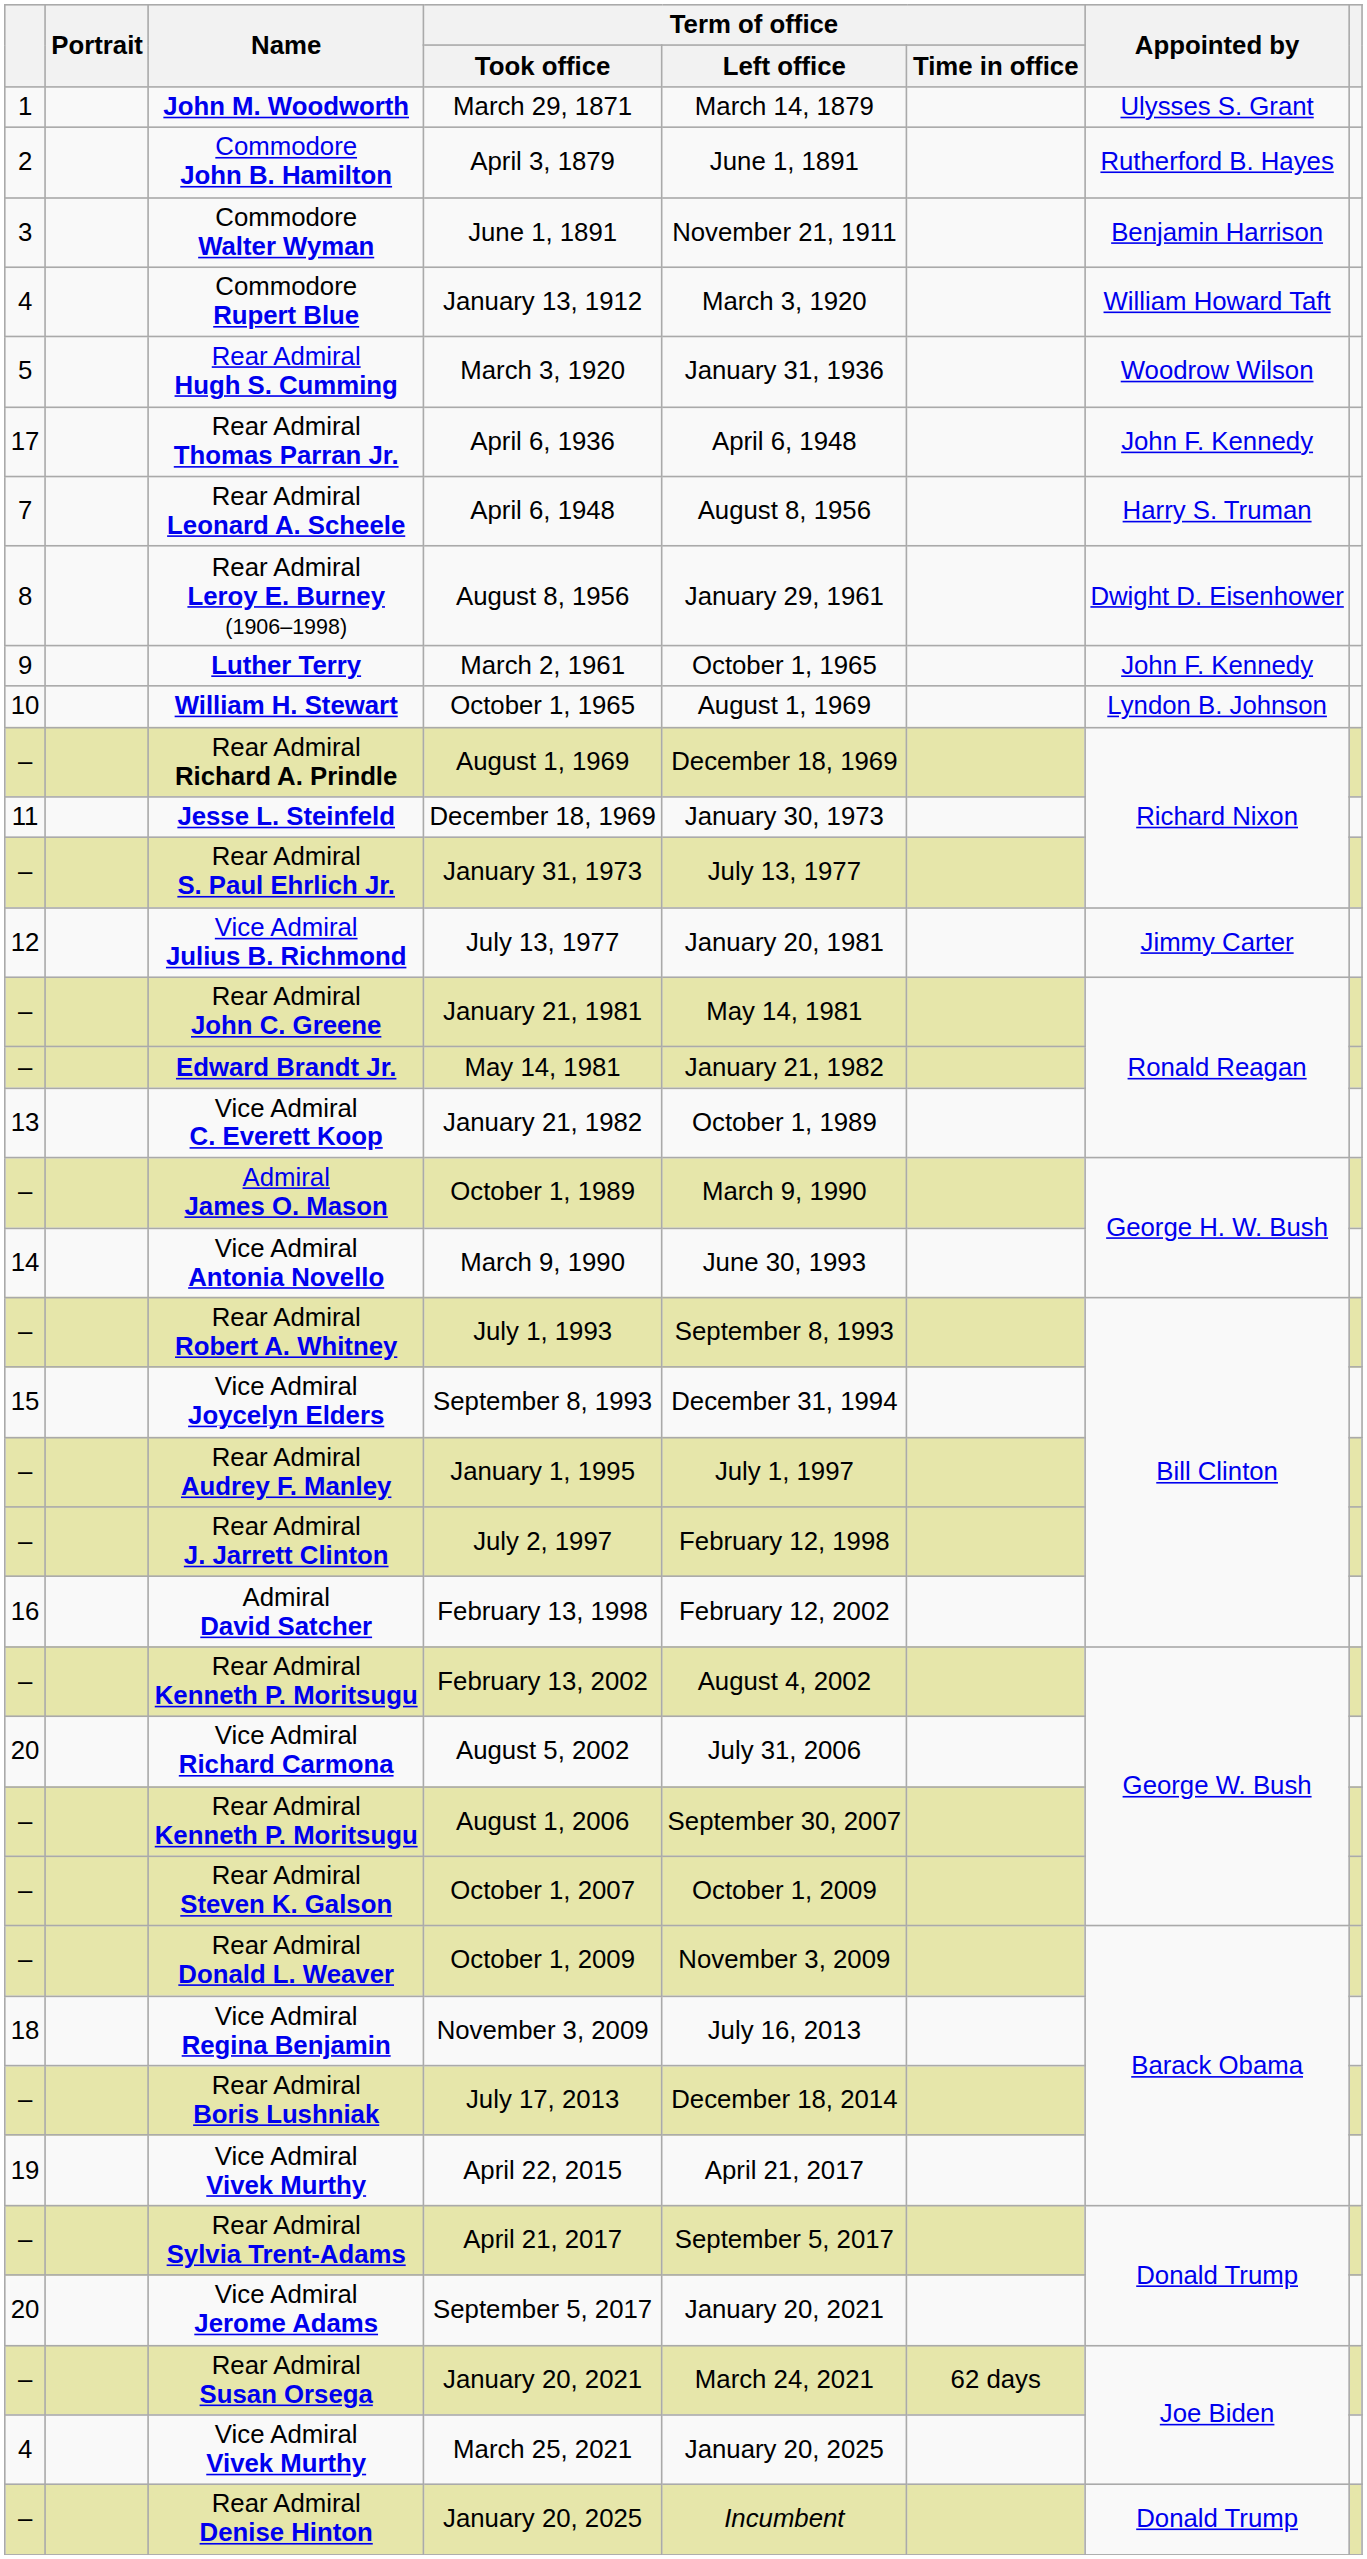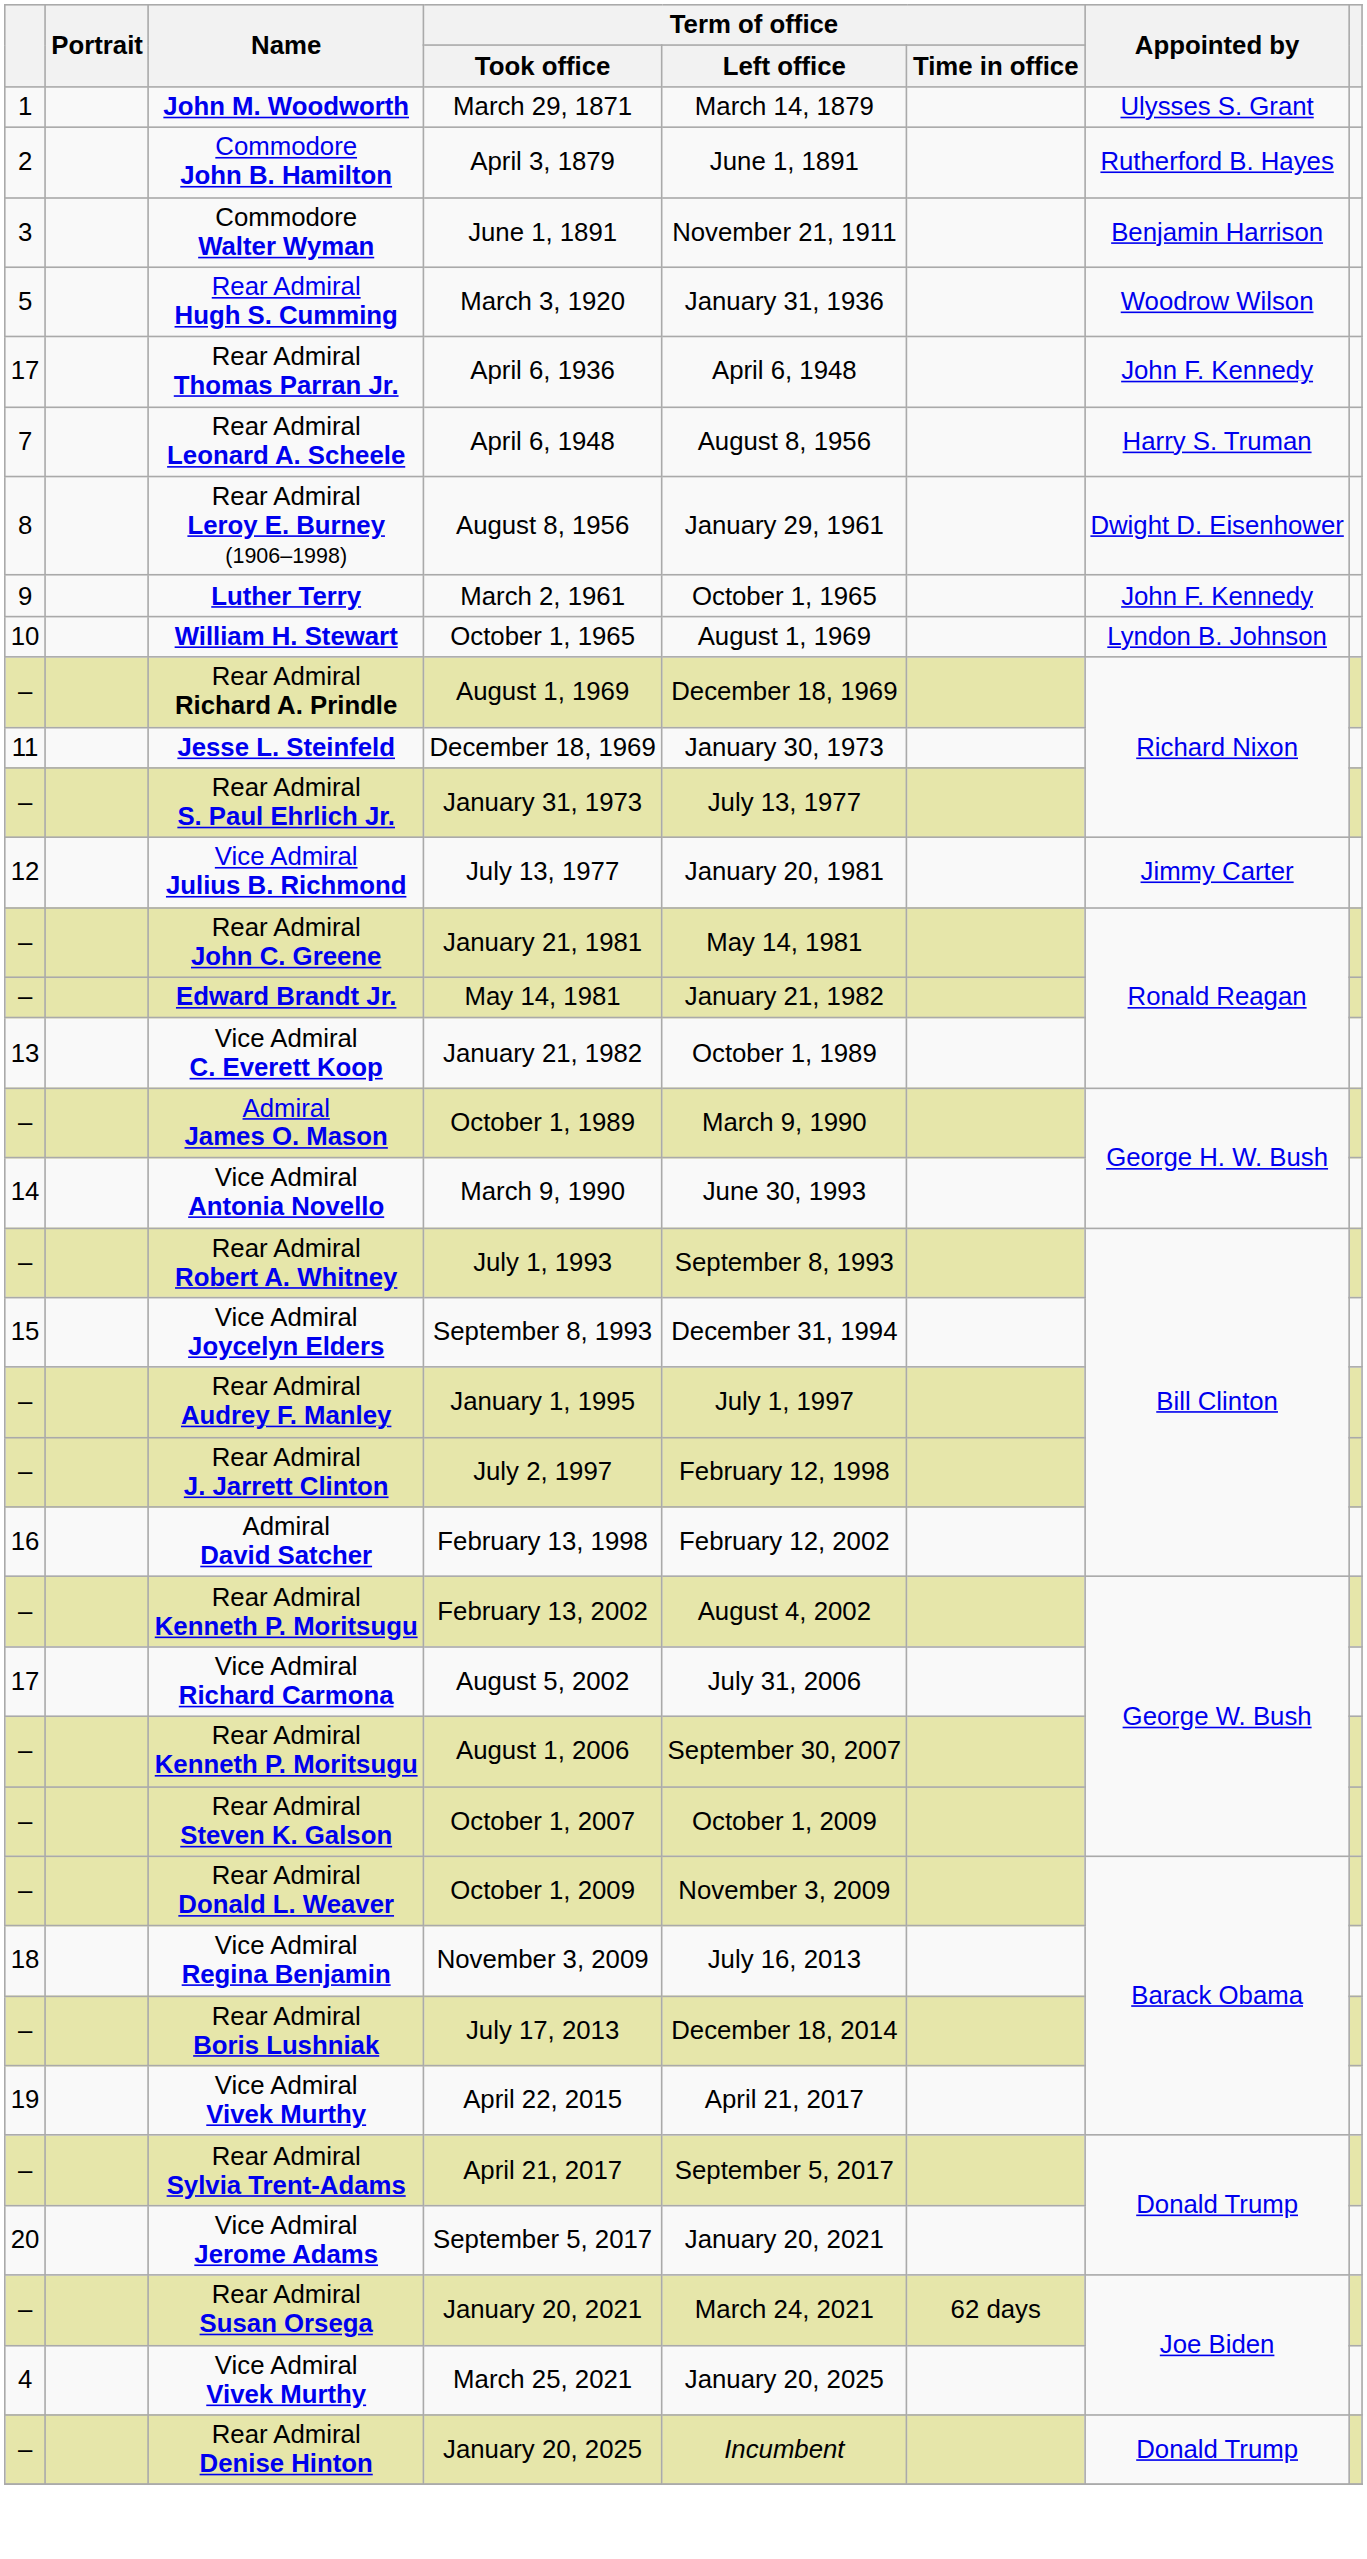- row: (543, 301)
(25, 1751) 20 -> (25, 1681) 17
